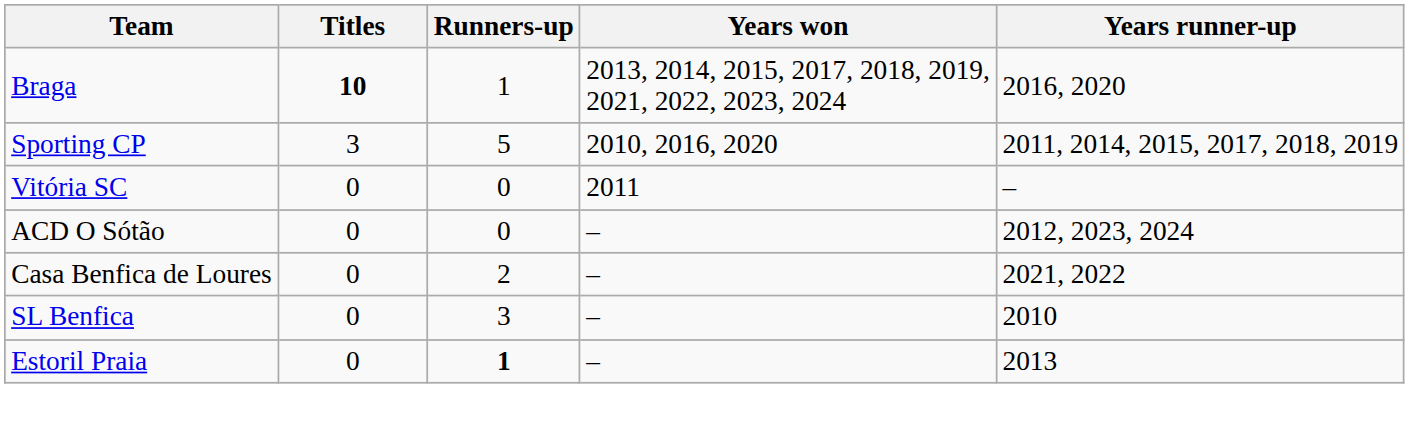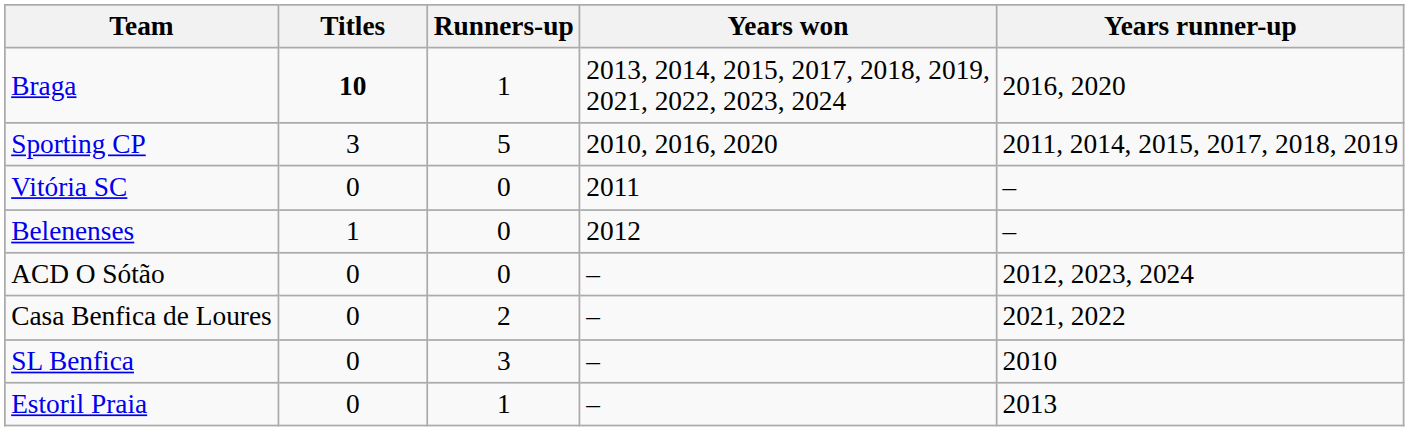+ row: (73, 230)
(504, 360) bold -> (504, 404) normal
